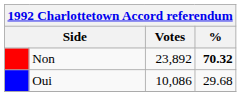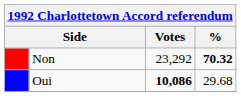(174, 59) 23,892 -> (174, 59) 23,292
(174, 81) normal -> (174, 81) bold
